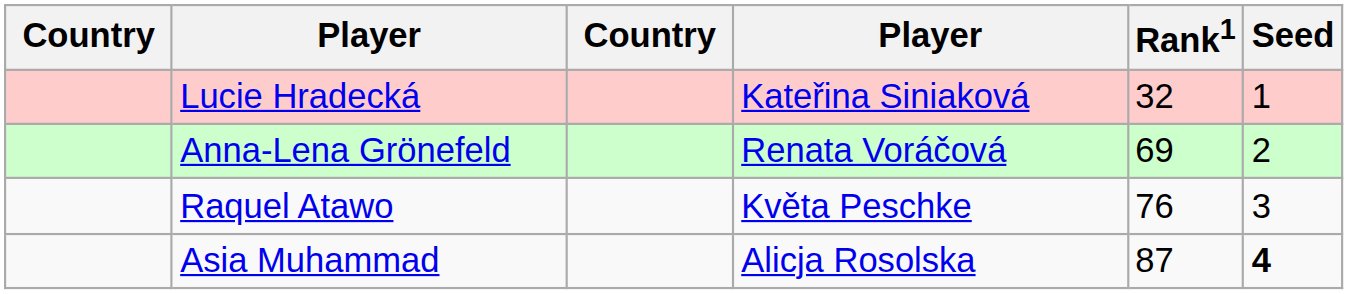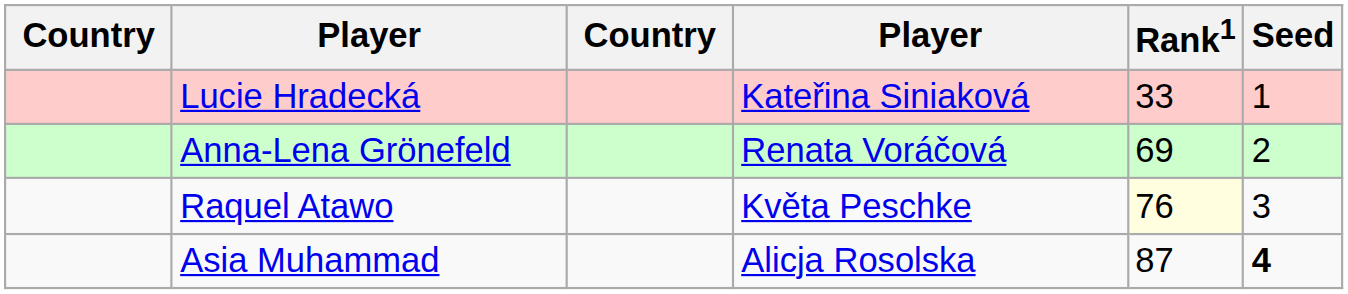(1154, 96) 32 -> (1154, 96) 33
(1154, 205) no background -> (1154, 205) lightyellow background
